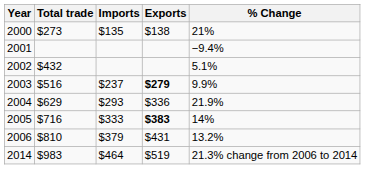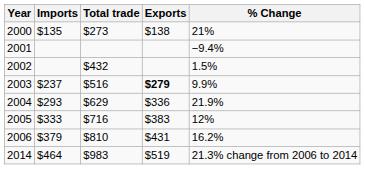columns swapped: (65, 13) <-> (119, 13)
(204, 66) 5.1% -> (204, 66) 1.5%
(157, 119) bold -> (157, 119) normal
(203, 119) 14% -> (203, 119) 12%
(208, 137) 13.2% -> (208, 137) 16.2%
